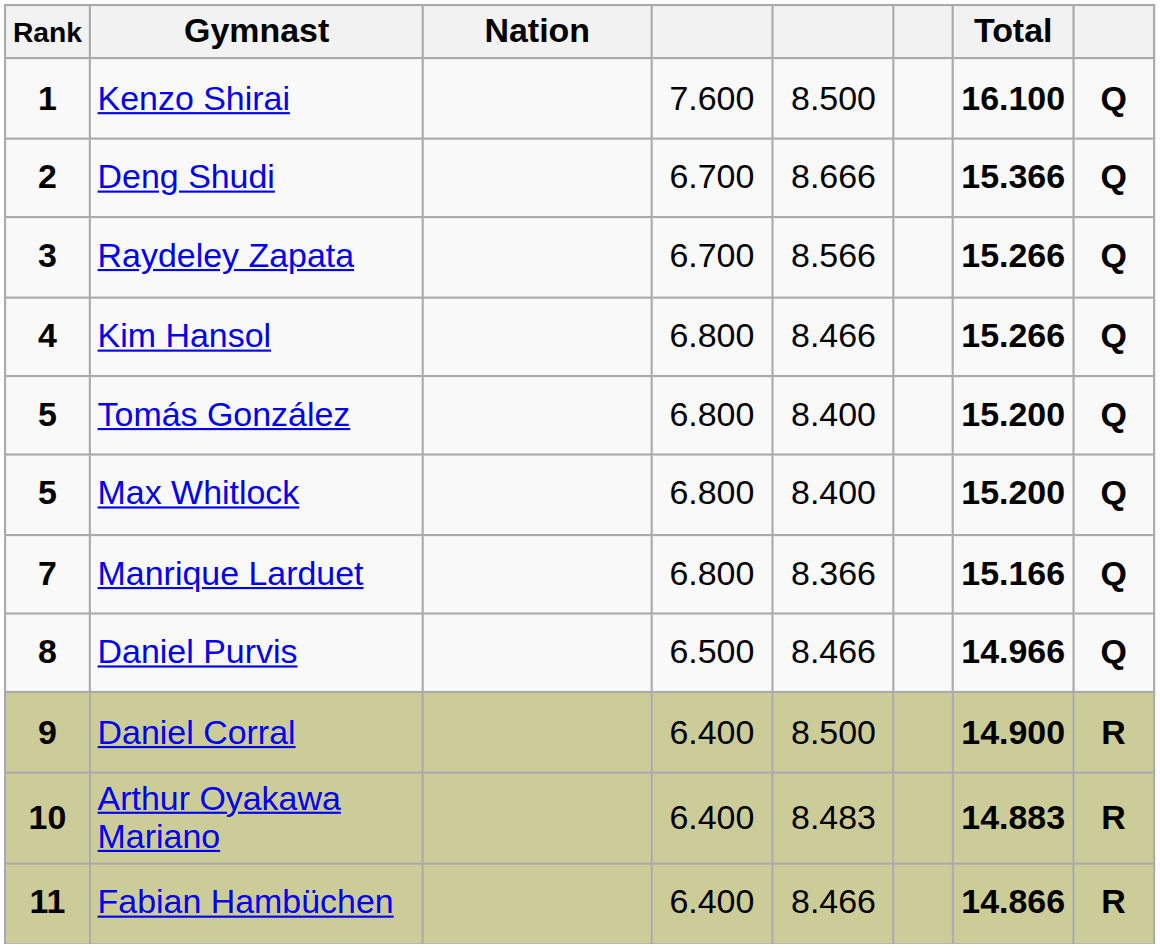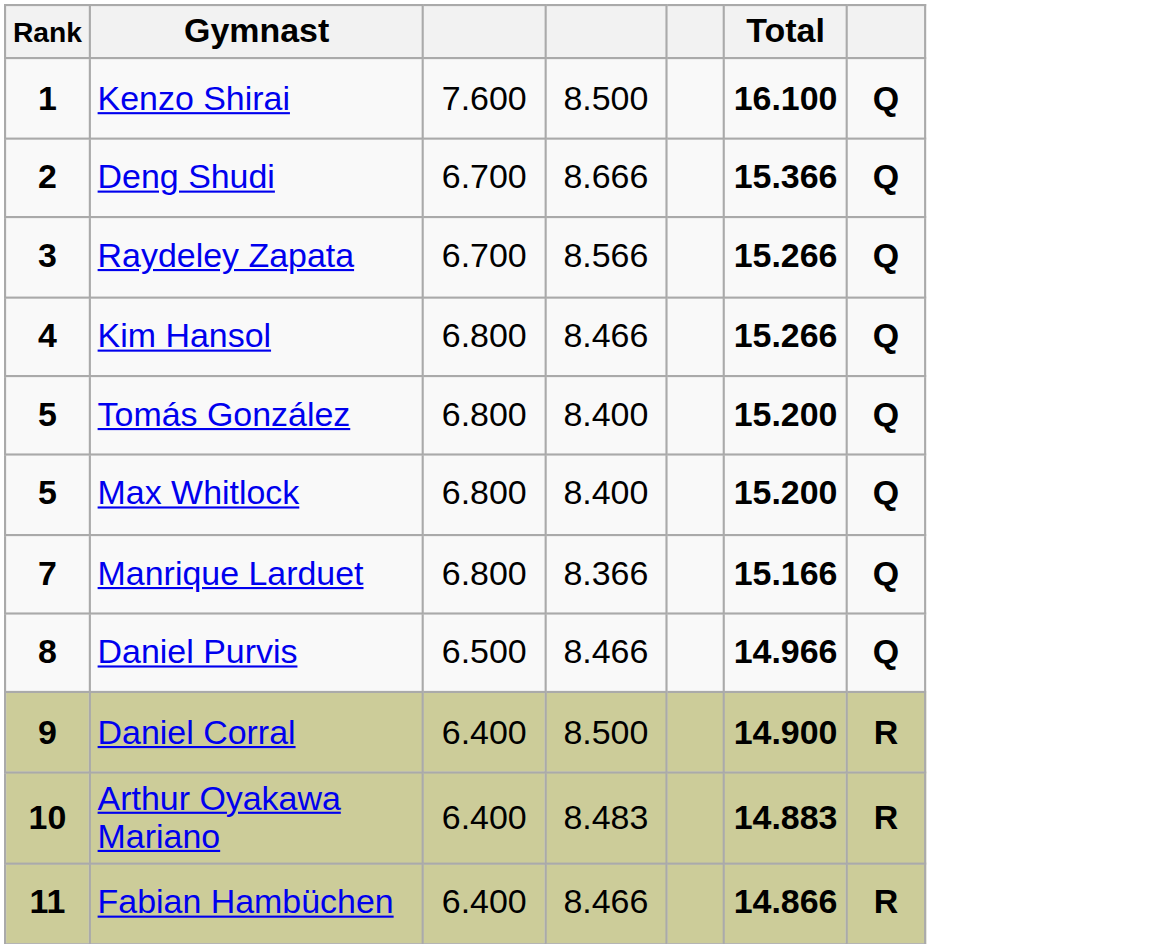- column: (537, 31)
